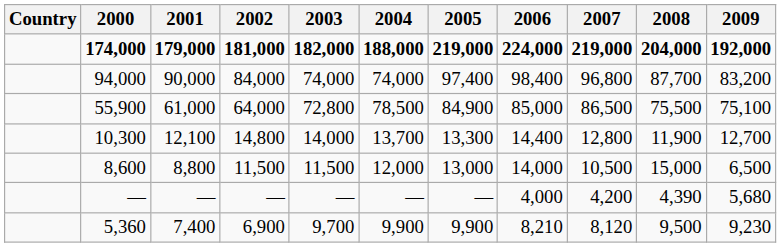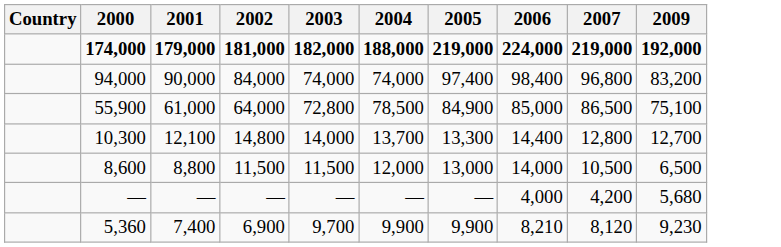- column: (671, 19)
